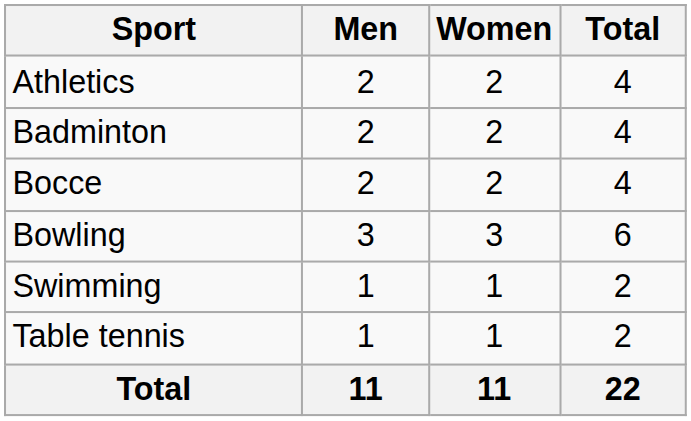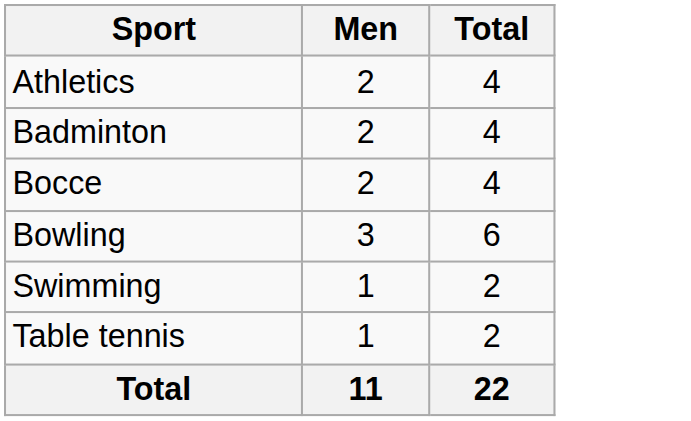- column: (494, 30)
